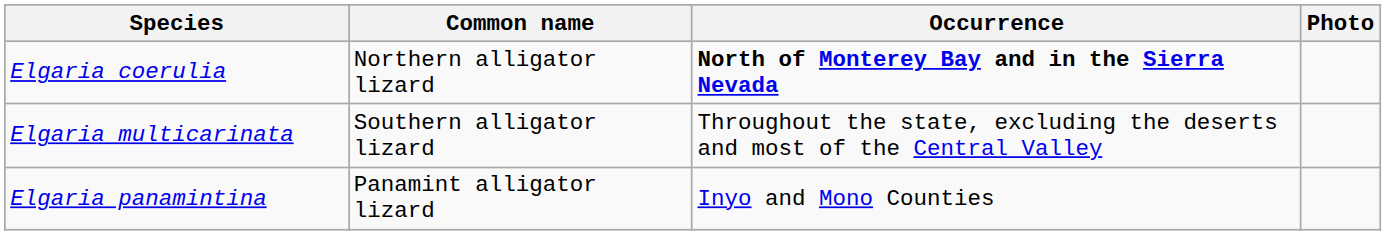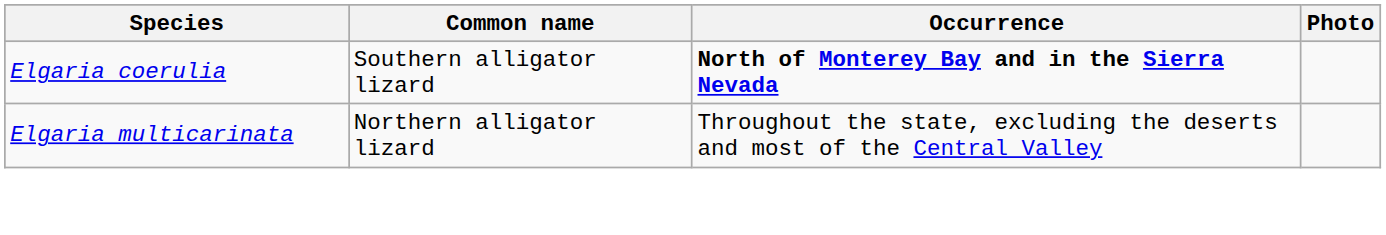(475, 73) Northern alligator lizard -> (475, 73) Southern alligator lizard
(475, 135) Southern alligator lizard -> (475, 135) Northern alligator lizard
- row: (138, 198)
